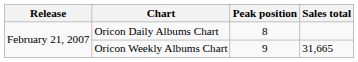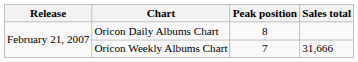(265, 48) 9 -> (265, 48) 7
(318, 48) 31,665 -> (318, 48) 31,666
